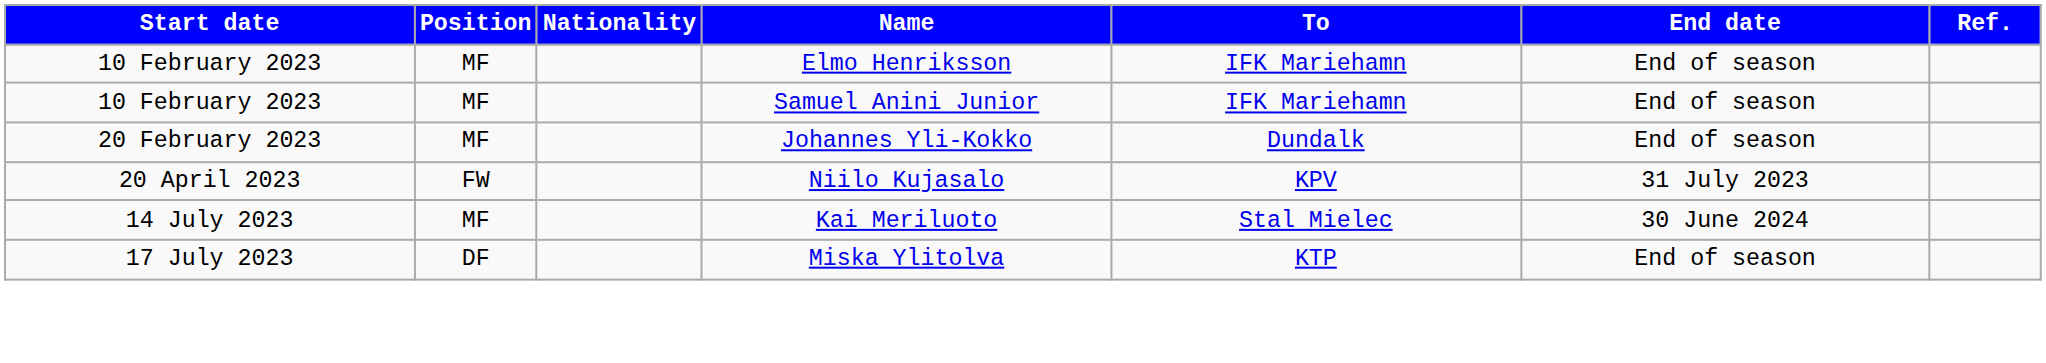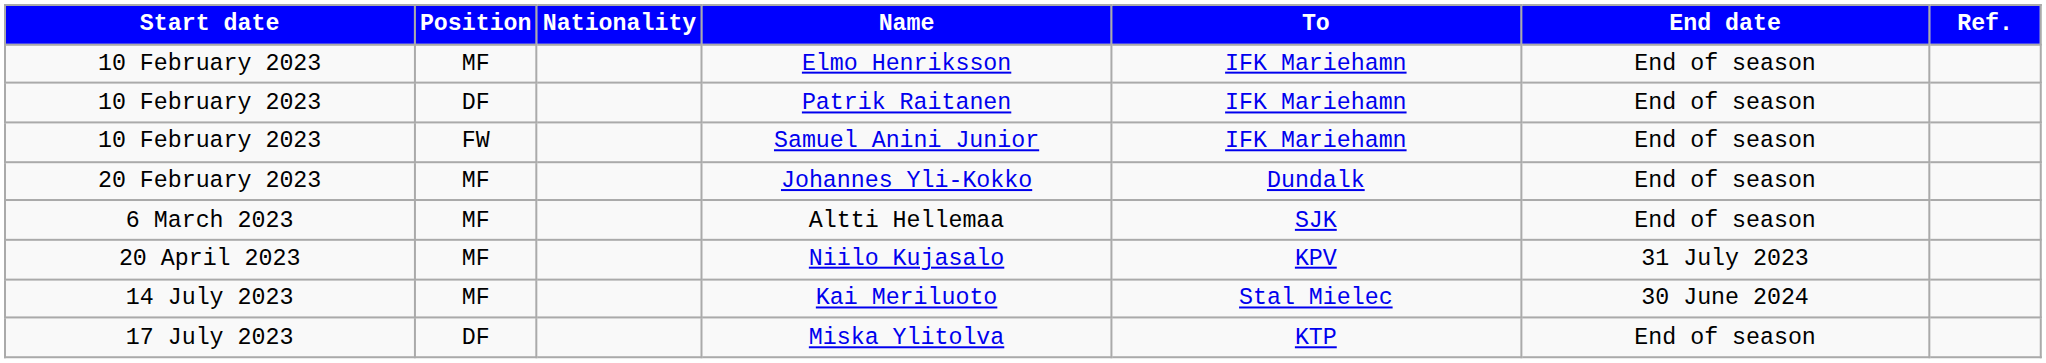+ row: (907, 102)
(476, 102) MF -> (476, 142) FW
+ row: (907, 220)
(476, 181) FW -> (476, 259) MF
